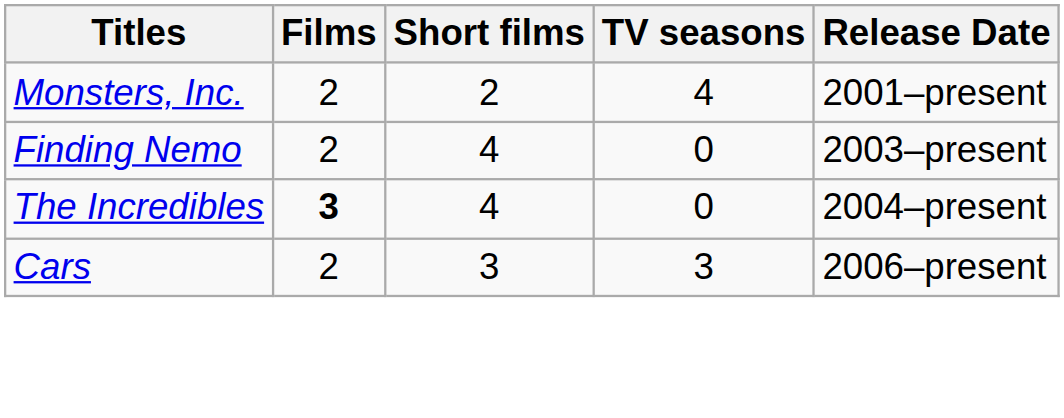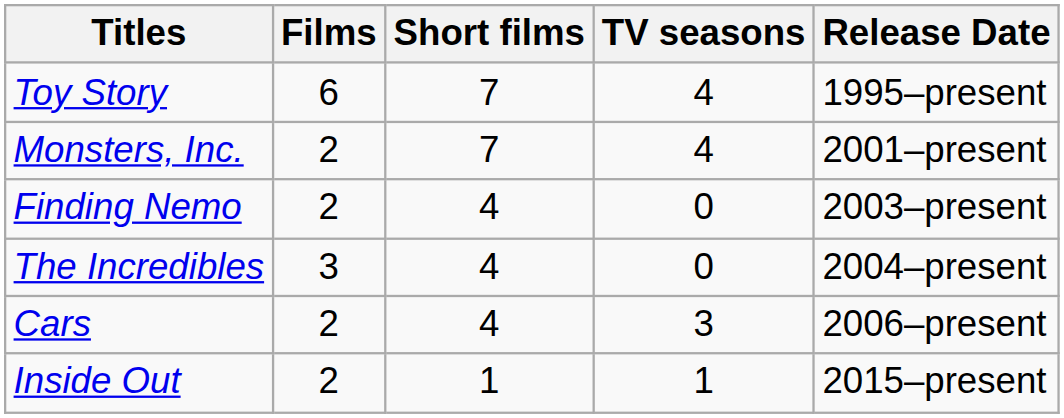+ row: (90, 91)
(489, 91) 2 -> (489, 149) 7
(329, 207) bold -> (329, 265) normal
(489, 265) 3 -> (489, 324) 4
+ row: (97, 382)
